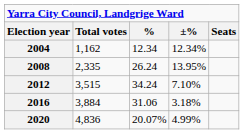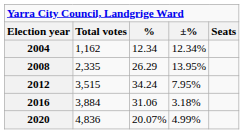(145, 66) 26.24 -> (145, 66) 26.29
(186, 84) 7.10% -> (186, 84) 7.95%
